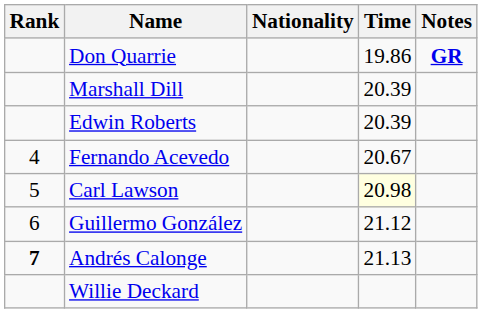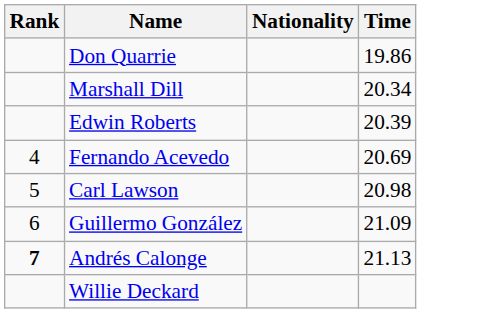- column: (447, 21)
(387, 88) 20.39 -> (387, 88) 20.34
(387, 156) 20.67 -> (387, 156) 20.69
(387, 190) lightyellow background -> (387, 190) no background
(387, 223) 21.12 -> (387, 223) 21.09
